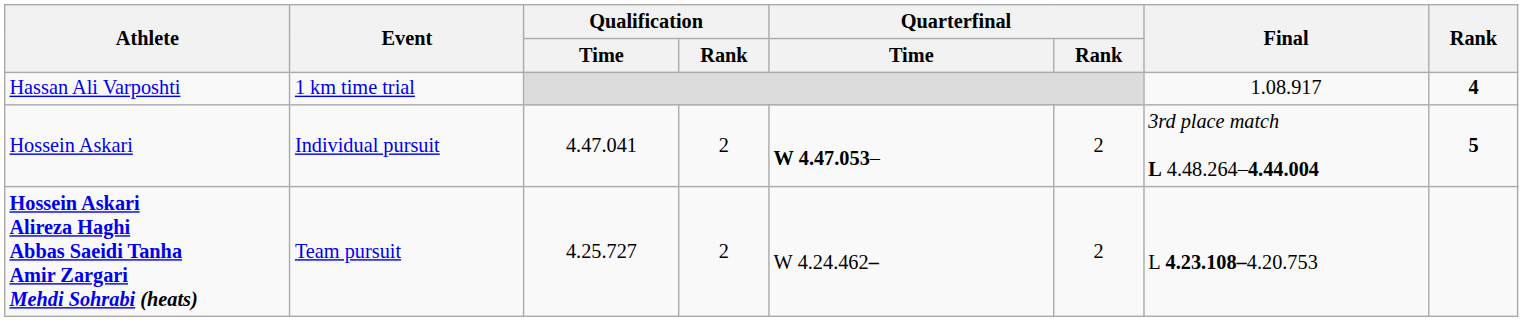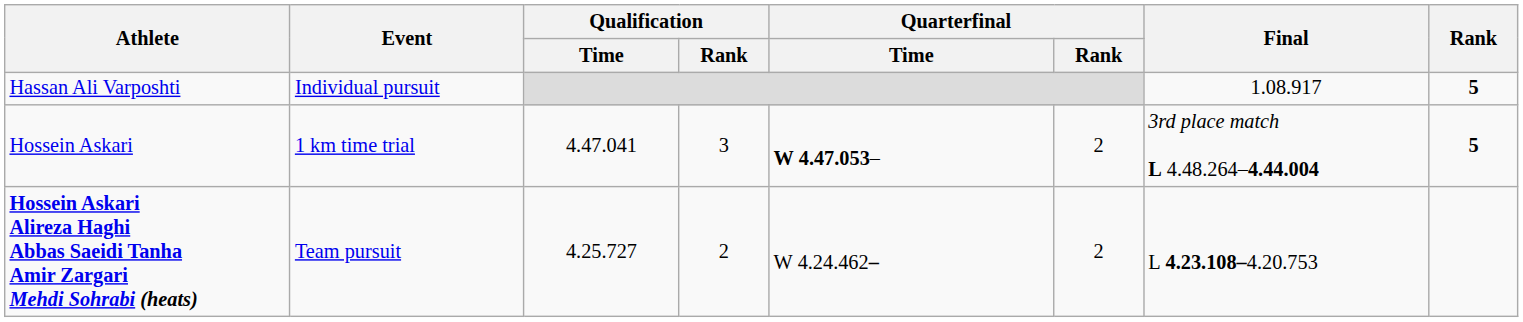(355, 88) 1 km time trial -> (367, 88) Individual pursuit
(1473, 88) 4 -> (1473, 88) 5
(367, 146) Individual pursuit -> (355, 146) 1 km time trial
(724, 146) 2 -> (724, 146) 3
